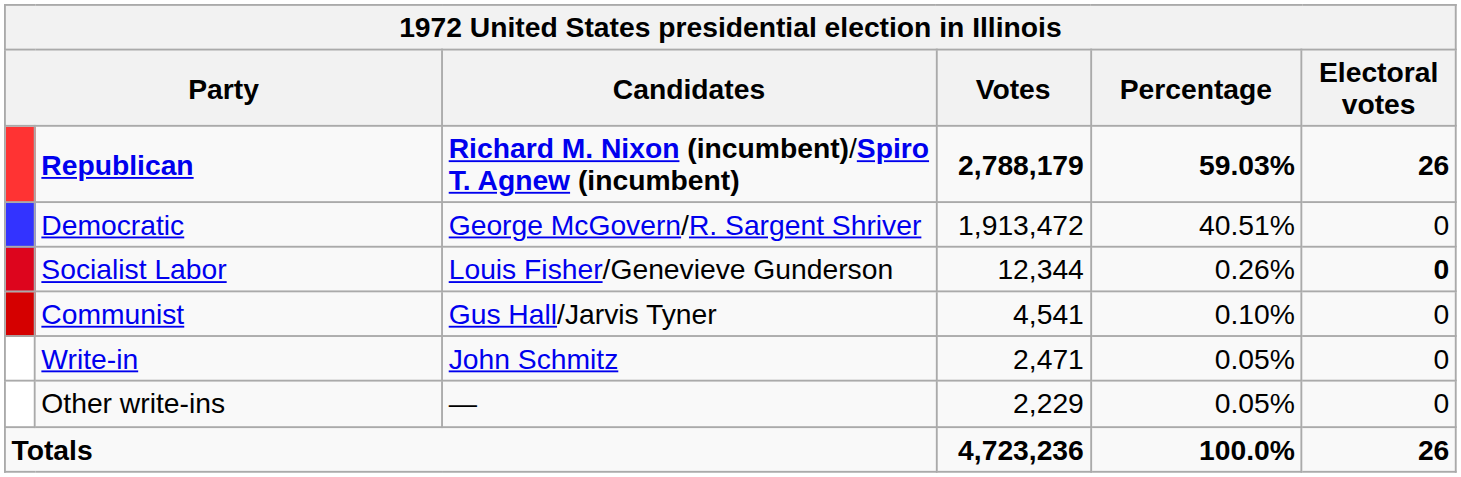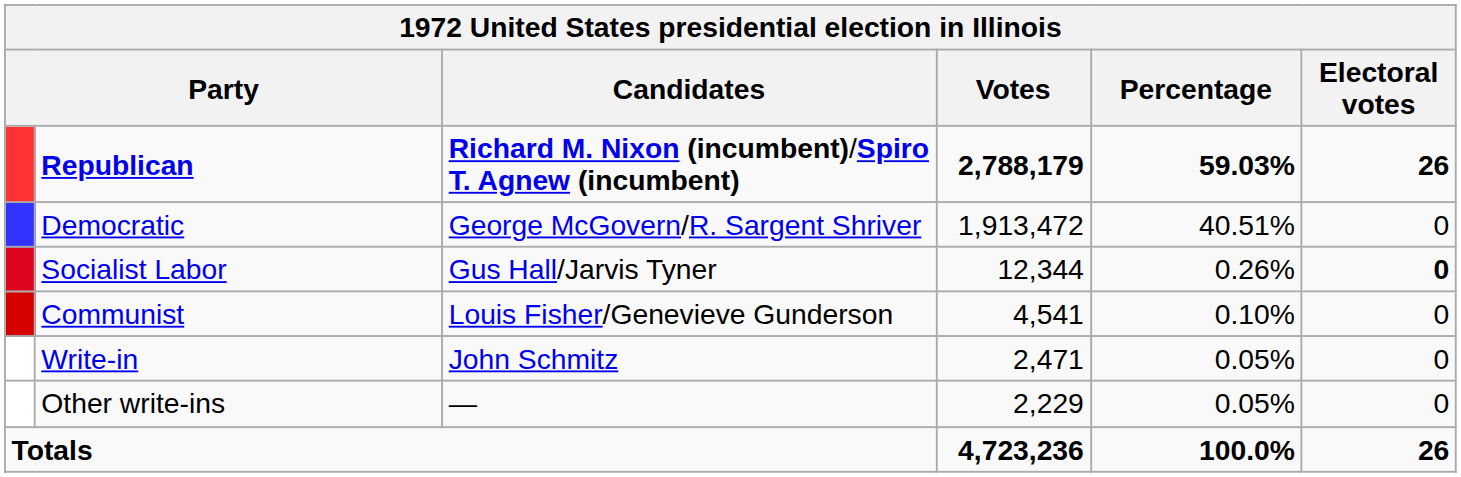(671, 270) Louis Fisher/Genevieve Gunderson -> (583, 270) Gus Hall/Jarvis Tyner
(583, 315) Gus Hall/Jarvis Tyner -> (671, 315) Louis Fisher/Genevieve Gunderson
